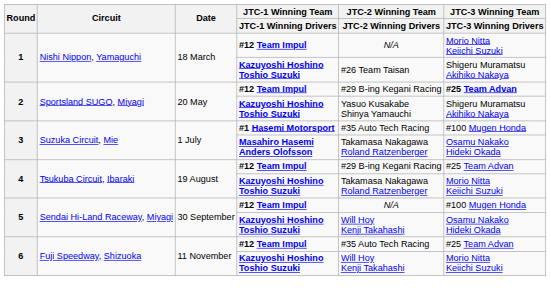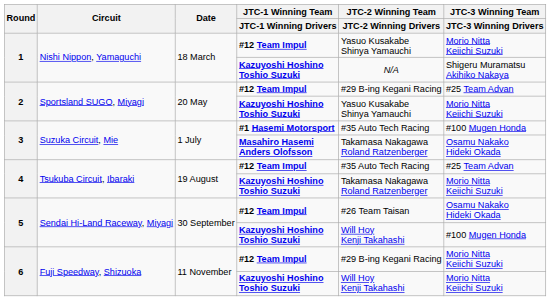(391, 45) N/A -> (376, 45) Yasuo Kusakabe Shinya Yamauchi
(375, 69) #26 Team Taisan -> (391, 69) N/A
(481, 89) bold -> (480, 89) normal
(486, 108) Shigeru Muramatsu Akihiko Nakaya -> (474, 108) Morio Nitta Keiichi Suzuki
(391, 166) #29 B-ing Kegani Racing -> (385, 166) #35 Auto Tech Racing
(391, 205) N/A -> (375, 210) #26 Team Taisan
(486, 205) #100 Mugen Honda -> (477, 210) Osamu Nakako Hideki Okada
(477, 224) Osamu Nakako Hideki Okada -> (486, 234) #100 Mugen Honda
(385, 244) #35 Auto Tech Racing -> (391, 259) #29 B-ing Kegani Racing
(480, 244) #25 Team Advan -> (474, 259) Morio Nitta Keiichi Suzuki
